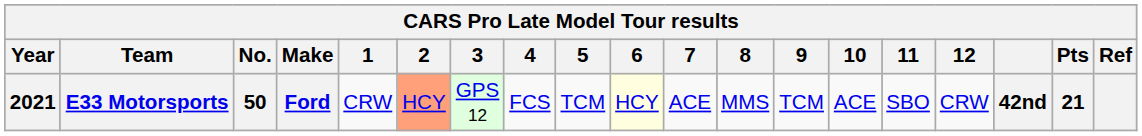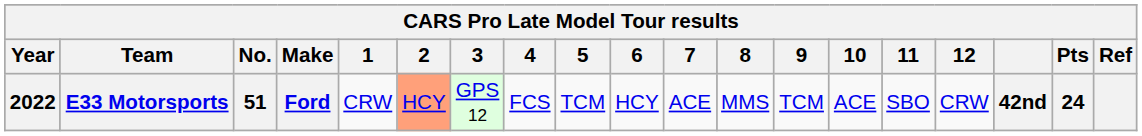(33, 102) 2021 -> (33, 102) 2022
(255, 102) 50 -> (255, 102) 51
(637, 102) lightyellow background -> (637, 102) no background
(1073, 102) 21 -> (1073, 102) 24
